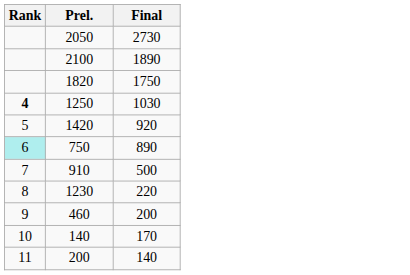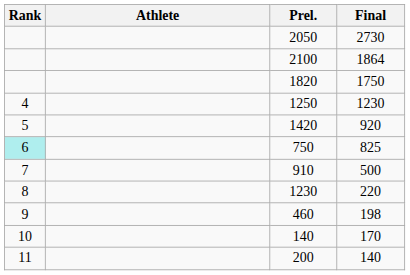+ column: (158, 15)
(147, 59) 1890 -> (371, 59) 1864
(25, 103) bold -> (25, 103) normal
(147, 103) 1030 -> (371, 103) 1230
(147, 147) 890 -> (371, 147) 825
(147, 214) 200 -> (371, 214) 198
